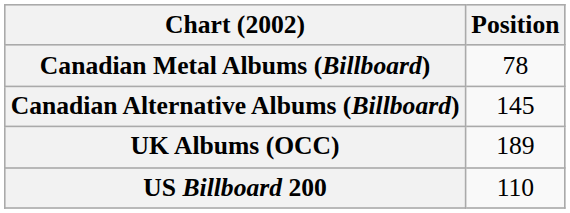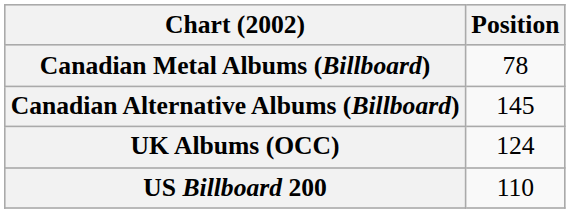(515, 146) 189 -> (515, 146) 124
